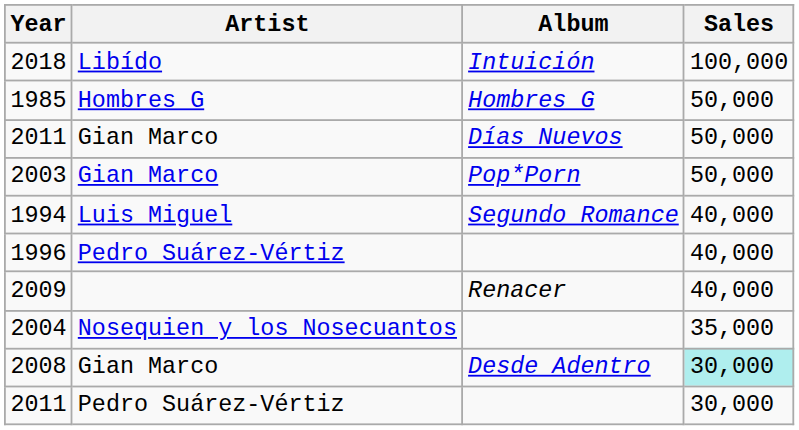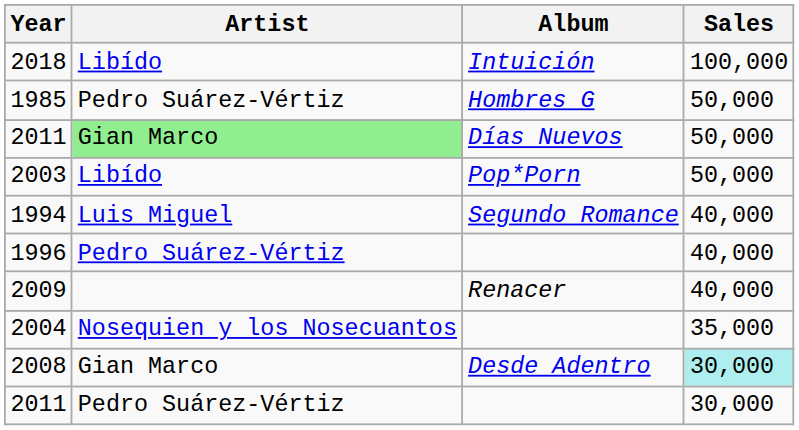(141, 100) Hombres G -> (211, 100) Pedro Suárez-Vértiz
(148, 138) no background -> (148, 138) lightgreen background
(148, 177) Gian Marco -> (120, 177) Libído
